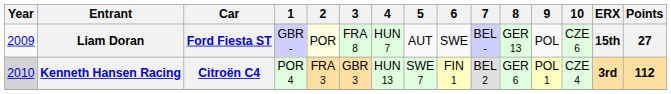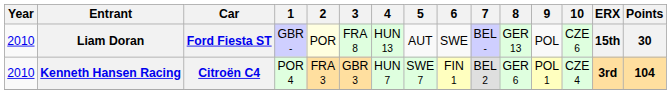(21, 41) 2009 -> (21, 41) 2010
(387, 41) HUN 7 -> (387, 41) HUN 13
(645, 41) 27 -> (645, 41) 30
(21, 74) lightgrey background -> (21, 74) no background
(387, 74) HUN 13 -> (387, 74) HUN 7
(645, 74) 112 -> (645, 74) 104
